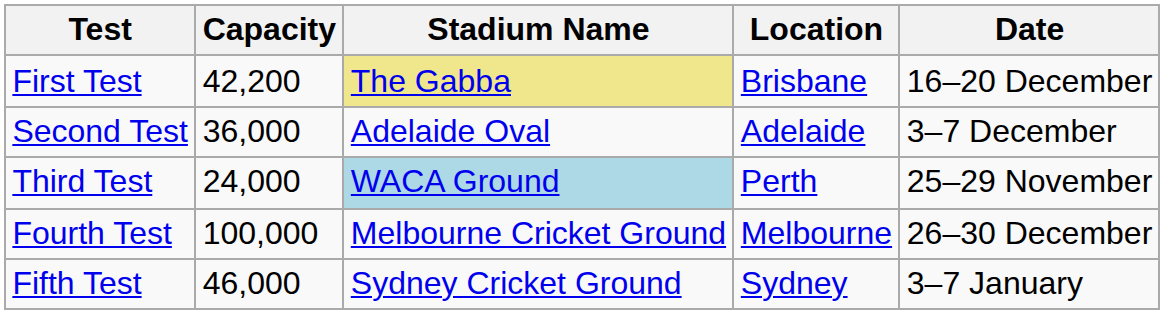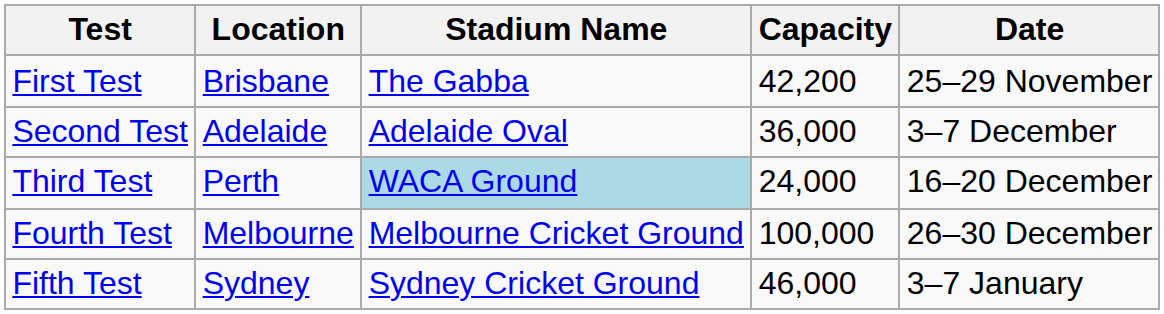columns swapped: (816, 29) <-> (269, 29)
(431, 80) khaki background -> (449, 80) no background
(1030, 80) 16–20 December -> (1030, 80) 25–29 November
(1030, 182) 25–29 November -> (1030, 182) 16–20 December
